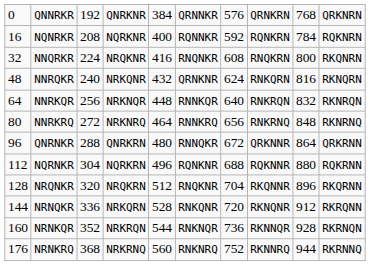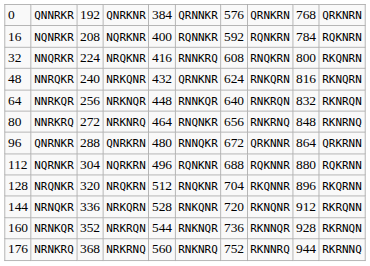(198, 58) RNQNKR -> (198, 58) RNNKRQ
(198, 122) RNNKRQ -> (198, 122) RNQNKR
